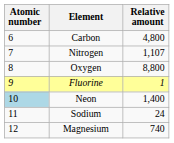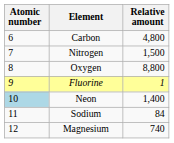(154, 53) 1,107 -> (154, 53) 1,500
(160, 114) 24 -> (160, 114) 84
